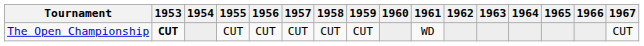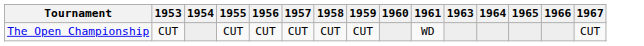- column: (460, 14)
(168, 32) bold -> (168, 32) normal
